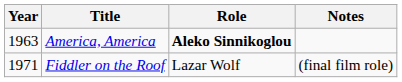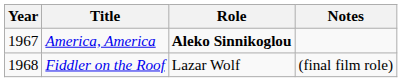(23, 40) 1963 -> (23, 40) 1967
(23, 64) 1971 -> (23, 64) 1968
